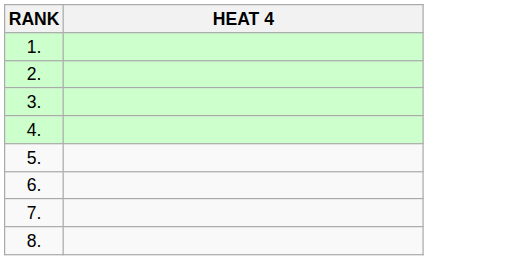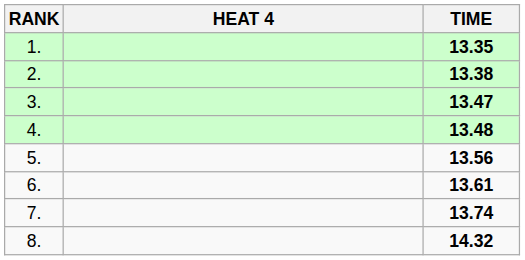+ column: (471, 19)
